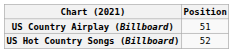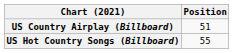(205, 41) 52 -> (205, 41) 55
